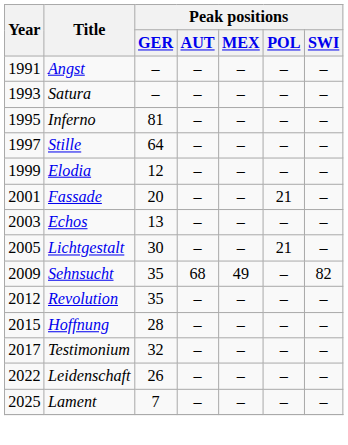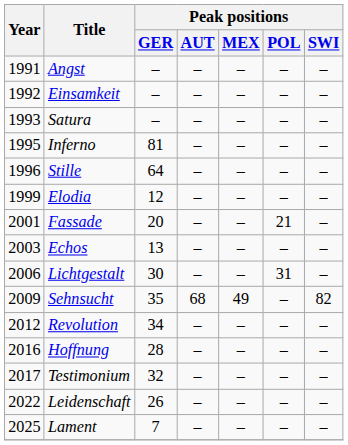+ row: (84, 94)
(24, 145) 1997 -> (24, 171) 1996
(24, 247) 2005 -> (24, 273) 2006
(284, 247) 21 -> (284, 273) 31
(156, 299) 35 -> (156, 324) 34
(24, 324) 2015 -> (24, 350) 2016
